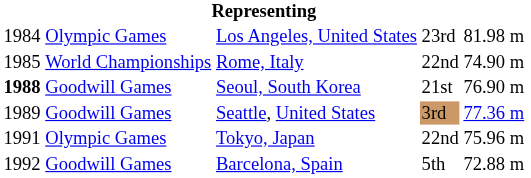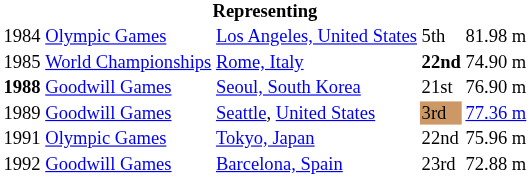(439, 36) 23rd -> (433, 36) 5th
(440, 61) normal -> (441, 61) bold
(433, 163) 5th -> (439, 163) 23rd
